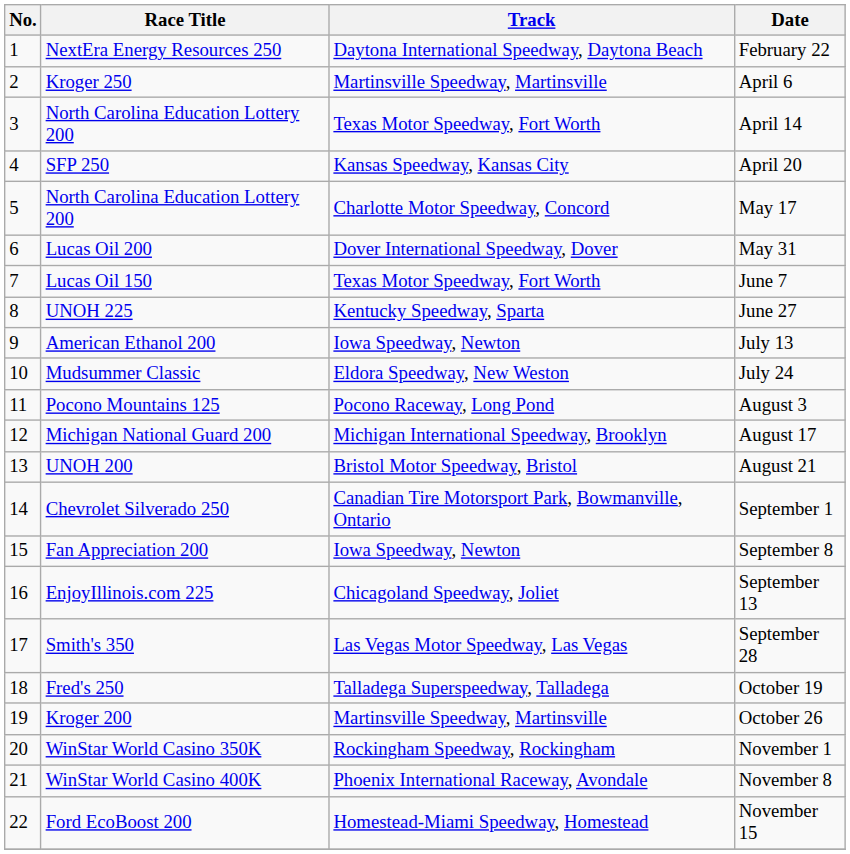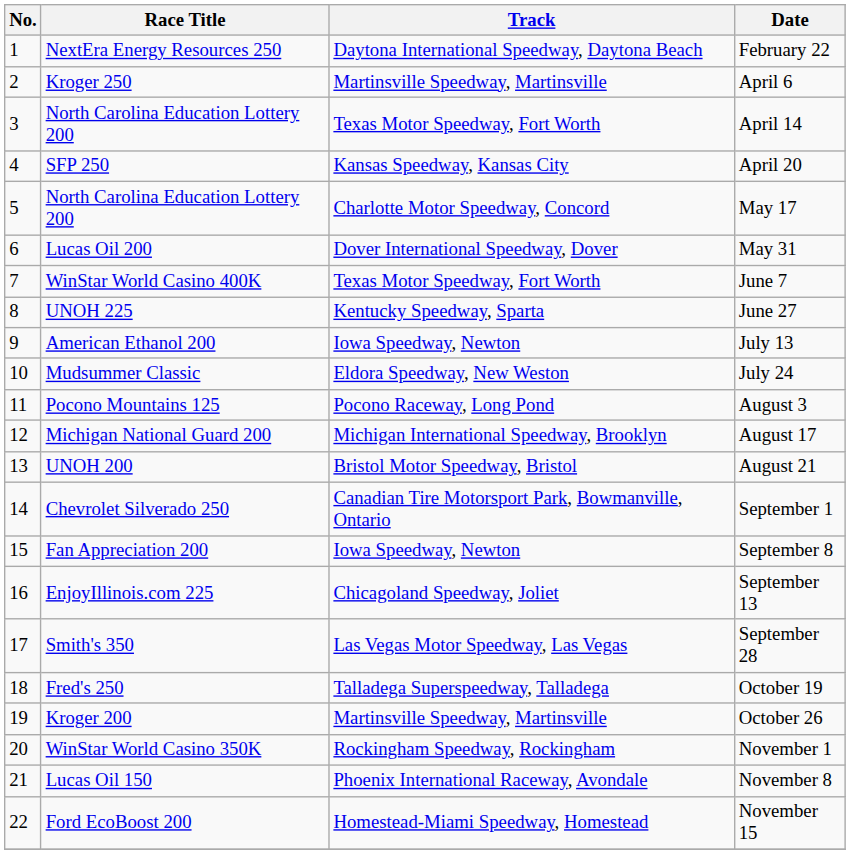(99, 280) Lucas Oil 150 -> (154, 280) WinStar World Casino 400K
(154, 780) WinStar World Casino 400K -> (99, 780) Lucas Oil 150
